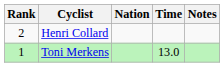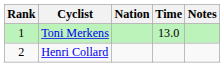rows swapped: (75, 52) <-> (75, 33)
